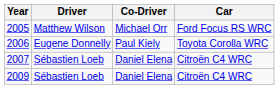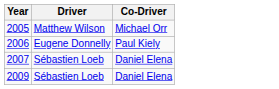- column: (224, 12)
